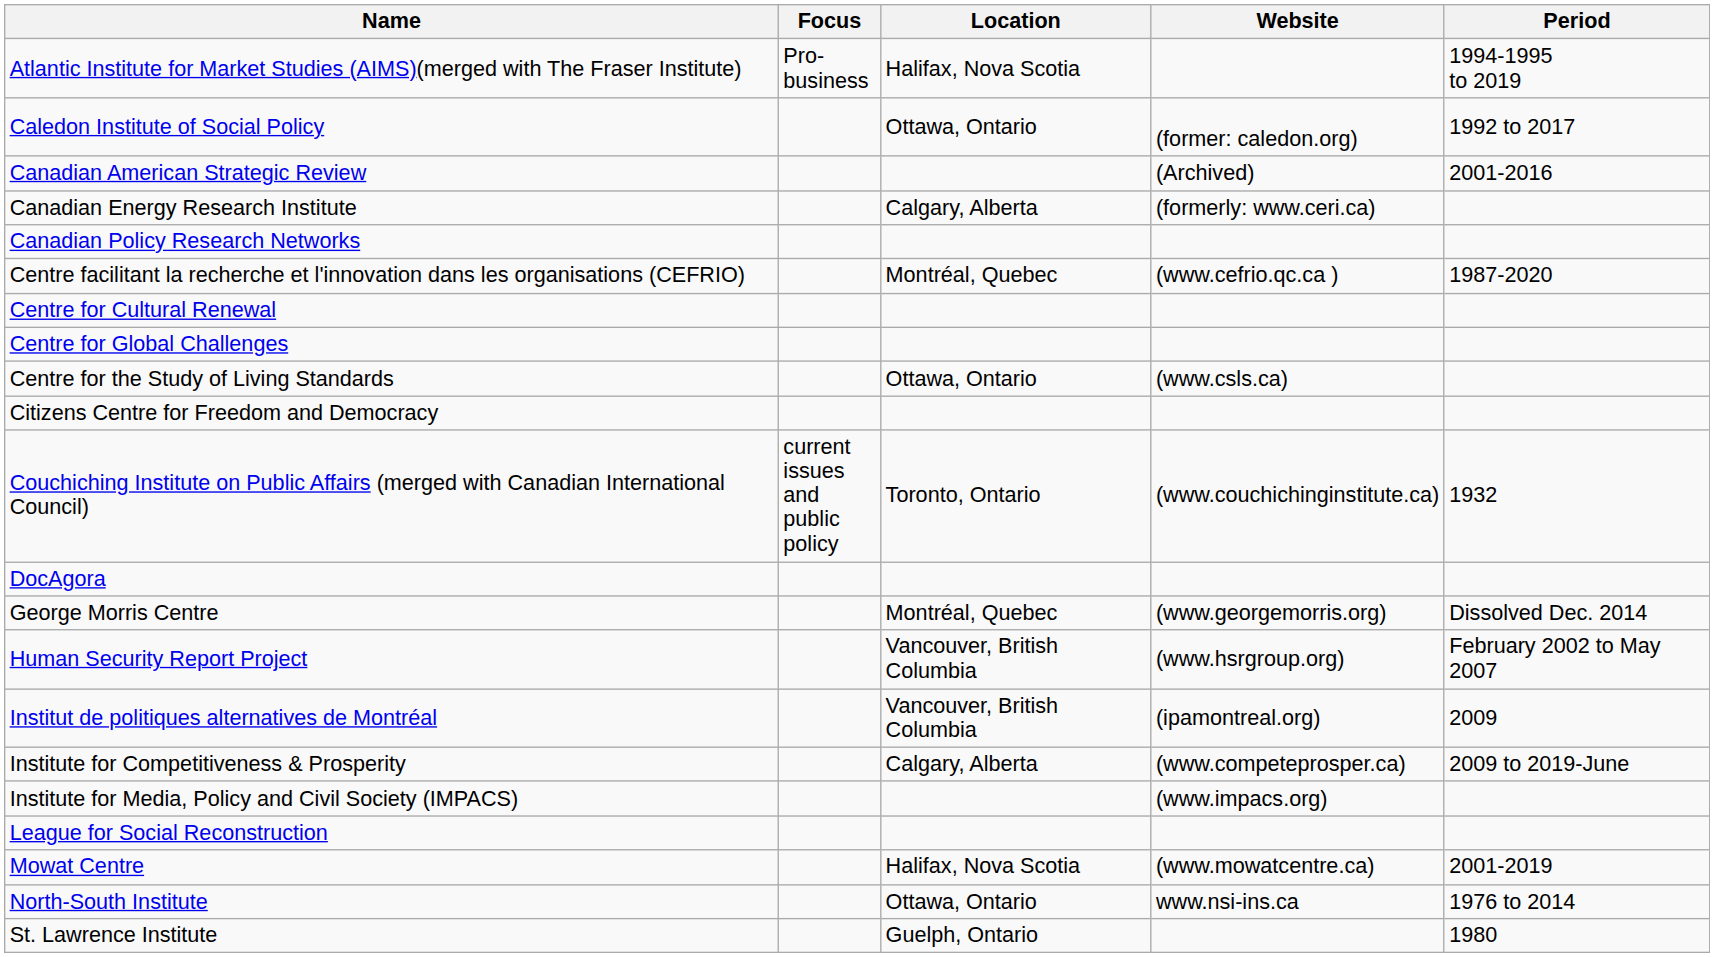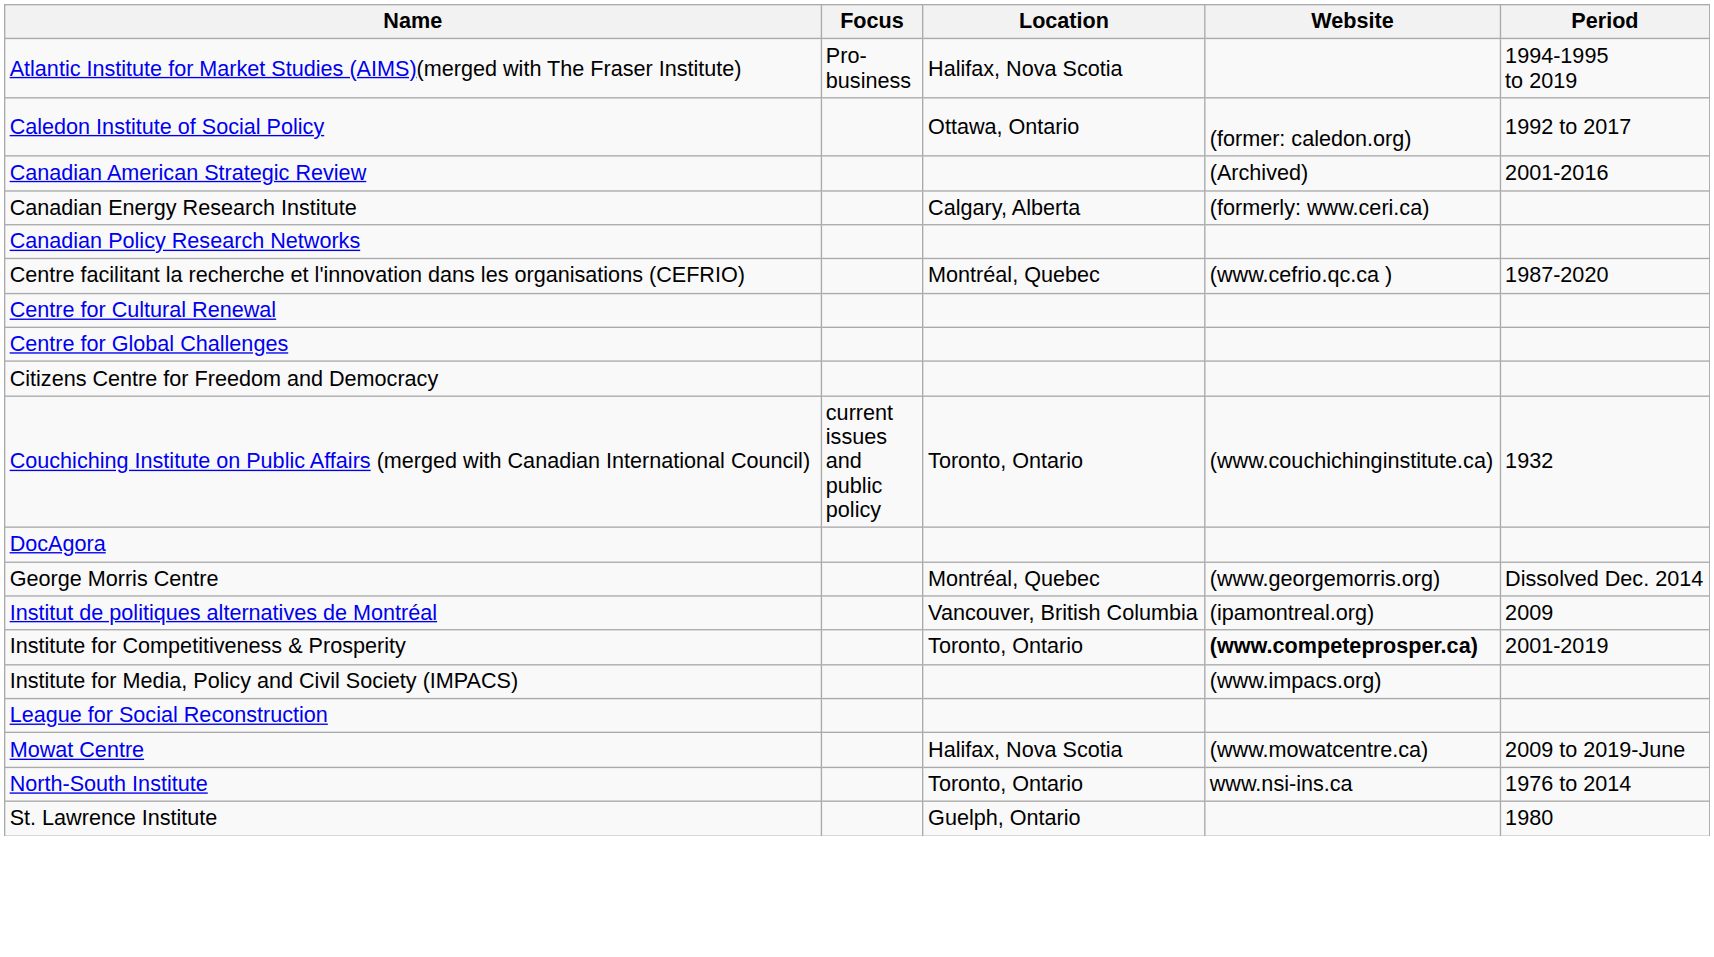- row: (202, 378)
- row: (159, 659)
(962, 764) Calgary, Alberta -> (1006, 647) Toronto, Ontario
(1281, 764) normal -> (1344, 647) bold
(1539, 764) 2009 to 2019-June -> (1557, 647) 2001-2019
(1501, 866) 2001-2019 -> (1595, 749) 2009 to 2019-June
(961, 901) Ottawa, Ontario -> (1006, 784) Toronto, Ontario
